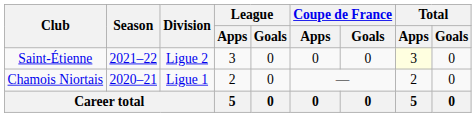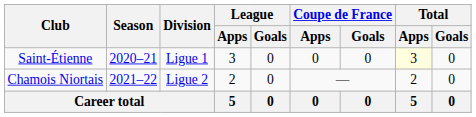(133, 58) 2021–22 -> (133, 58) 2020–21
(187, 58) Ligue 2 -> (187, 58) Ligue 1
(133, 79) 2020–21 -> (133, 79) 2021–22
(187, 79) Ligue 1 -> (187, 79) Ligue 2
